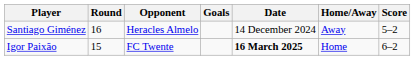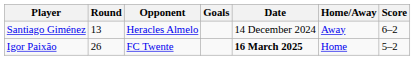(96, 30) 16 -> (96, 30) 13
(390, 30) 5–2 -> (390, 30) 6–2
(96, 47) 15 -> (96, 47) 26
(390, 47) 6–2 -> (390, 47) 5–2
